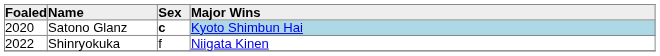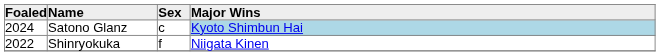(19, 28) 2020 -> (19, 28) 2024
(162, 28) bold -> (161, 28) normal
